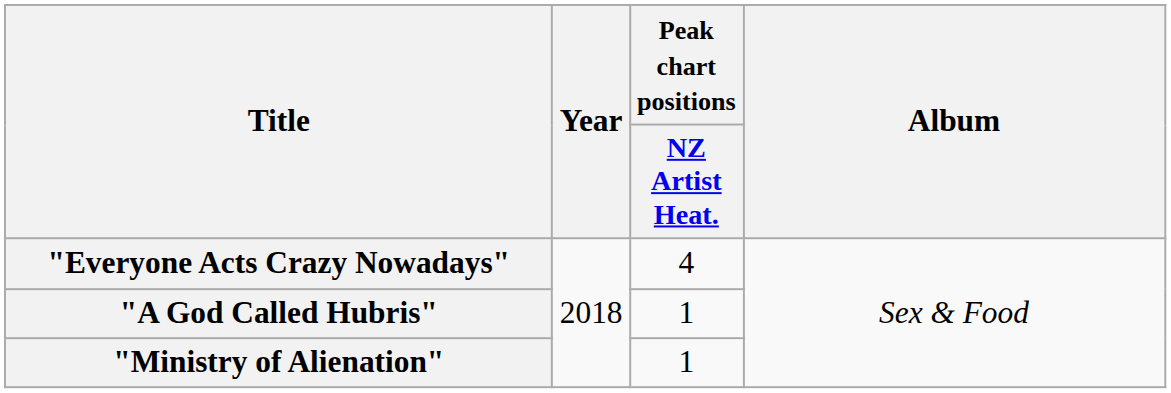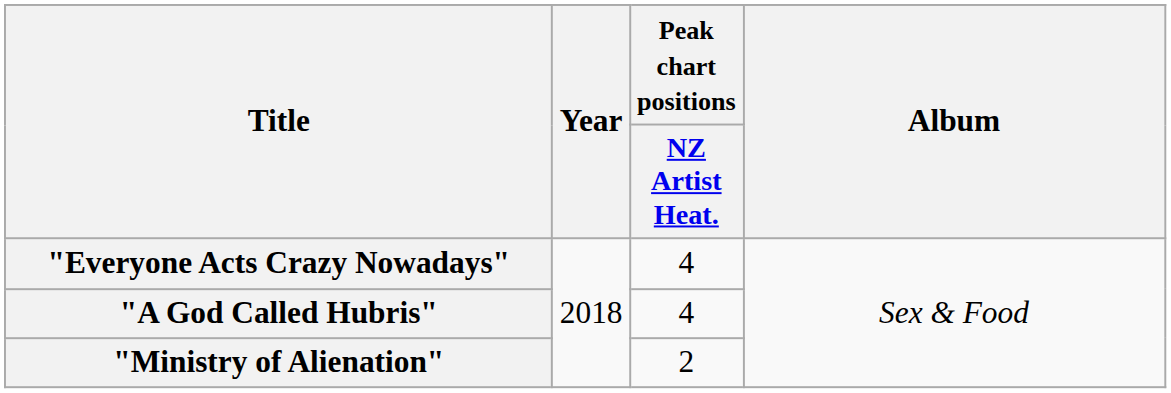(686, 312) 1 -> (686, 312) 4
(686, 362) 1 -> (686, 362) 2
